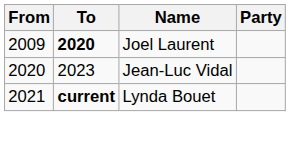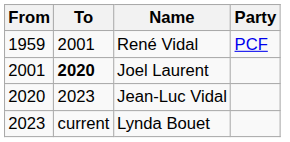+ row: (158, 44)
(27, 44) 2009 -> (27, 70) 2001
(27, 96) 2021 -> (27, 123) 2023
(86, 96) bold -> (84, 123) normal
